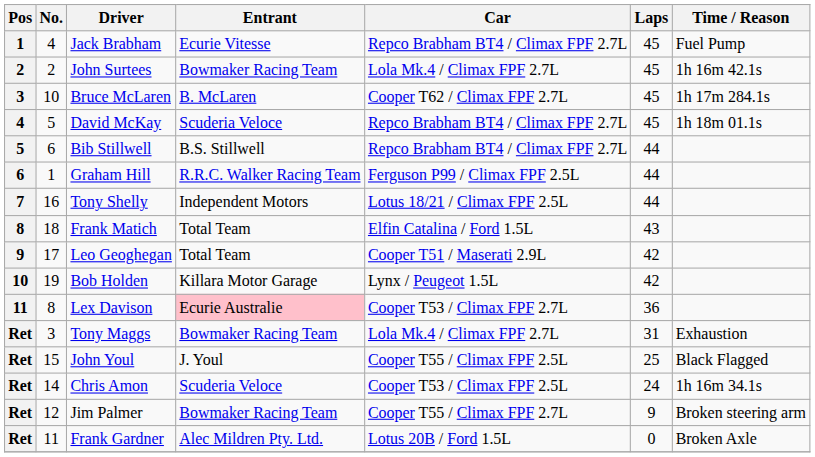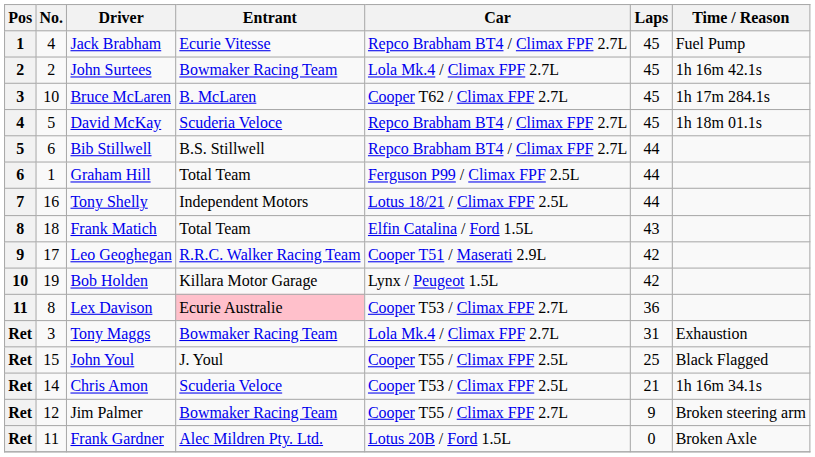(270, 175) R.R.C. Walker Racing Team -> (215, 175) Total Team
(215, 254) Total Team -> (270, 254) R.R.C. Walker Racing Team
(651, 386) 24 -> (651, 386) 21
